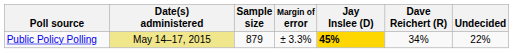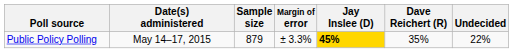(172, 39) khaki background -> (172, 39) no background
(419, 39) 34% -> (419, 39) 35%
